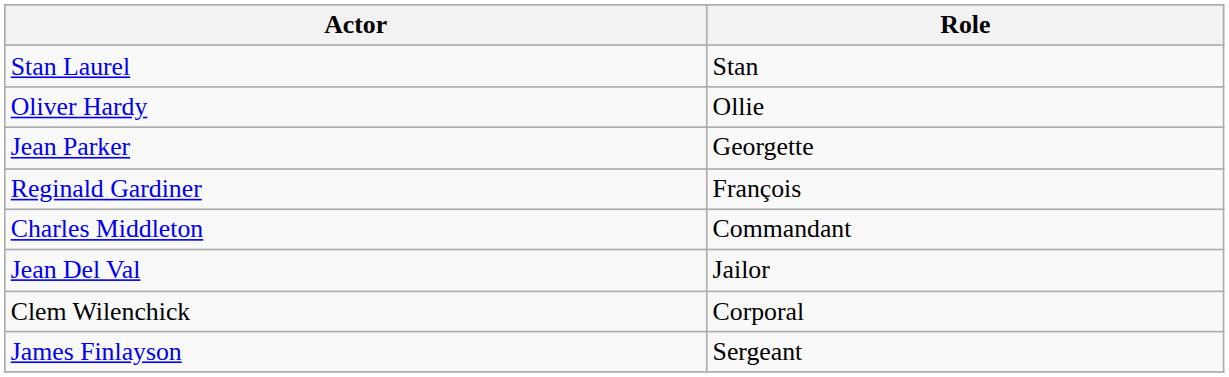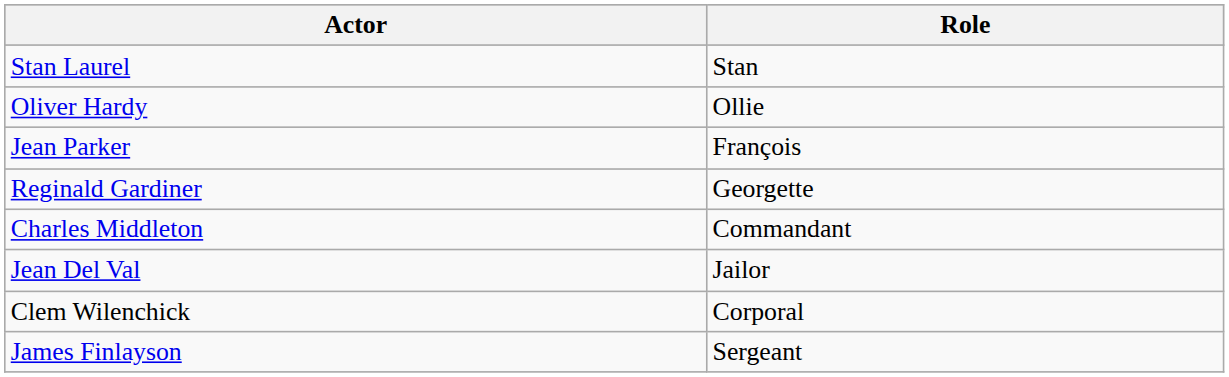(763, 147) Georgette -> (757, 147) François
(757, 188) François -> (763, 188) Georgette
